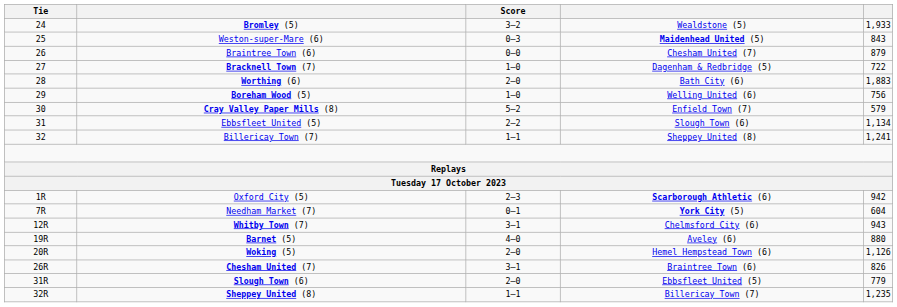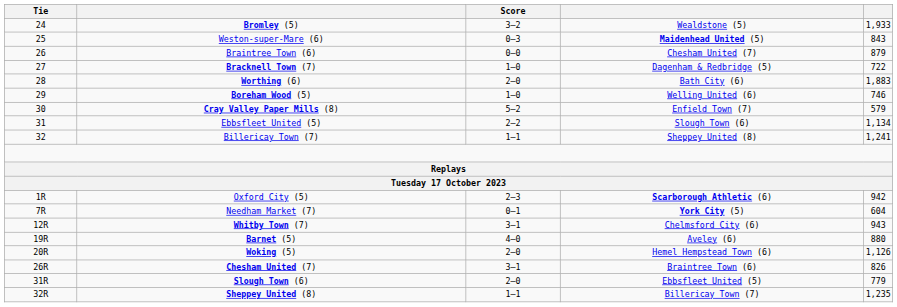(878, 95) 756 -> (878, 95) 746
